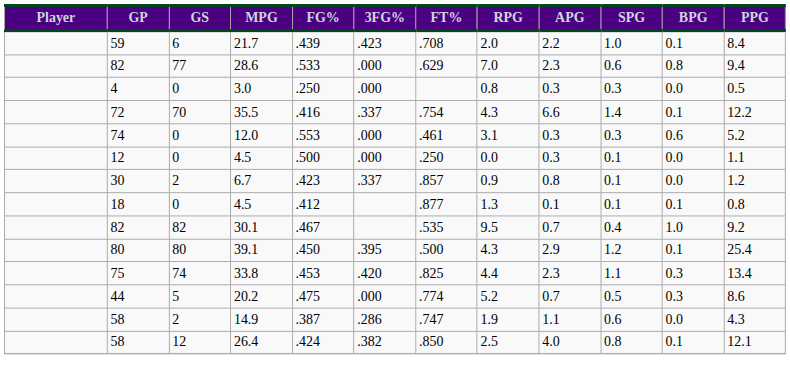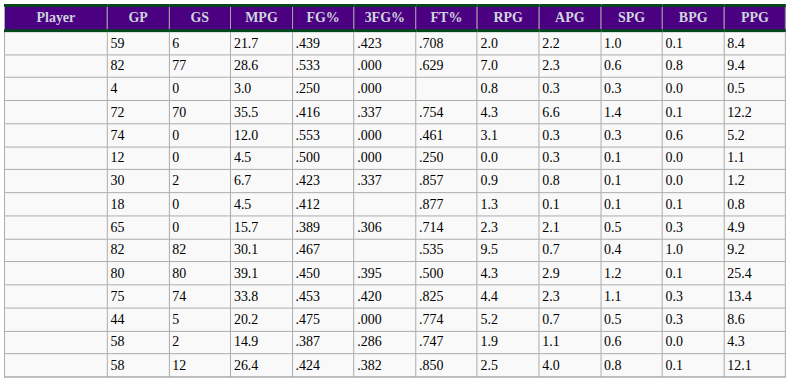+ row: (118, 227)
